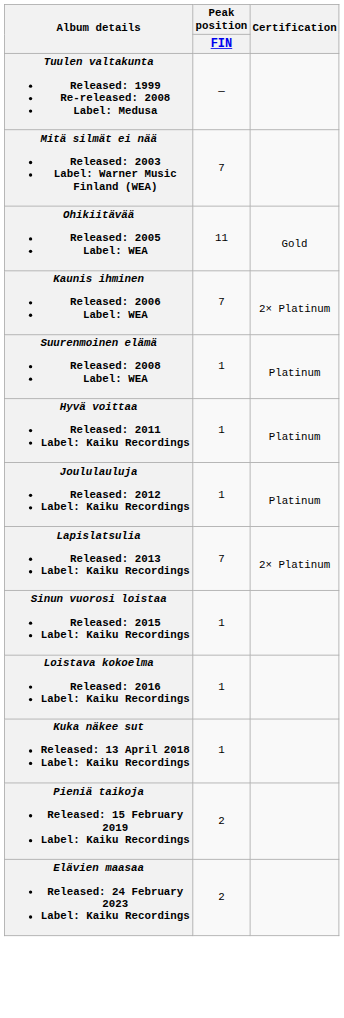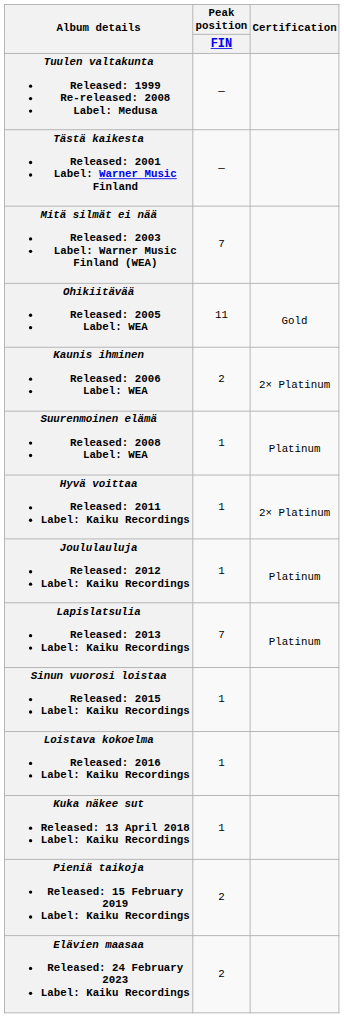+ row: (99, 163)
(221, 302) 7 -> (221, 379) 2
(295, 437) Platinum -> (295, 513) 2× Platinum
(295, 565) 2× Platinum -> (295, 641) Platinum
